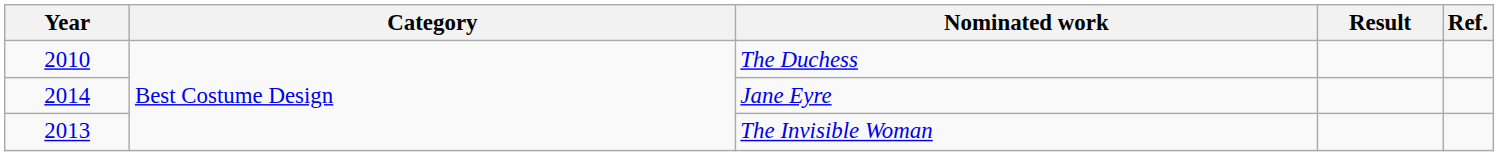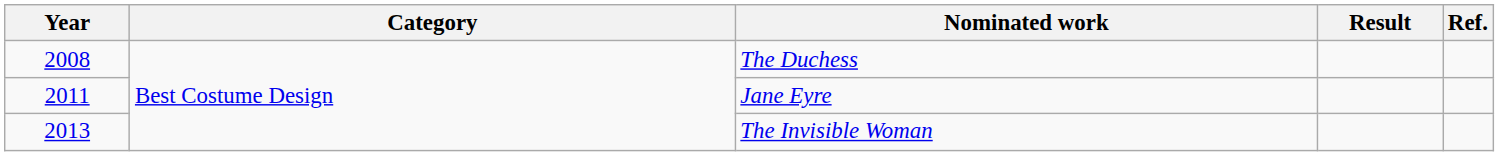(67, 58) 2010 -> (67, 58) 2008
(67, 95) 2014 -> (67, 95) 2011
